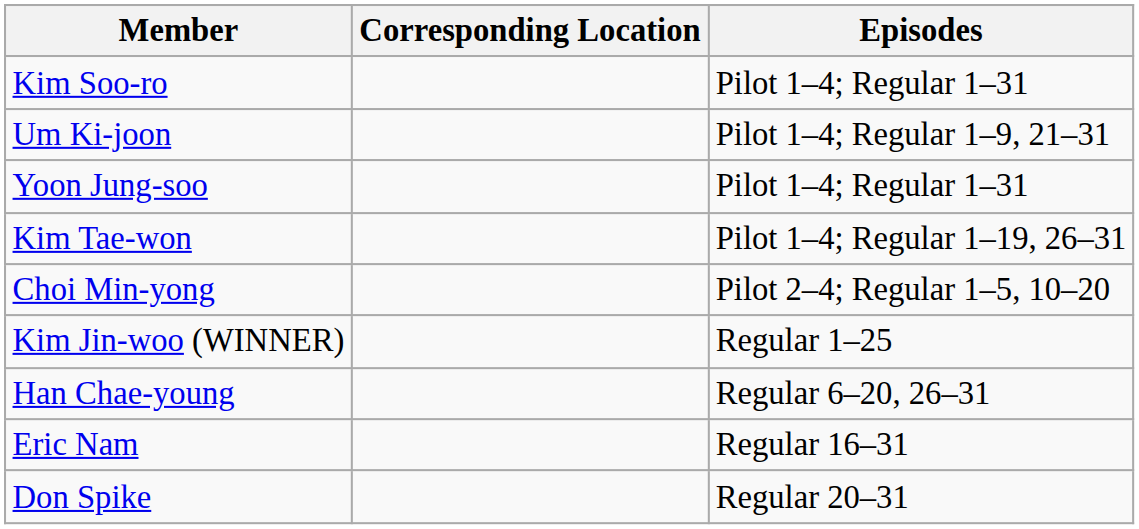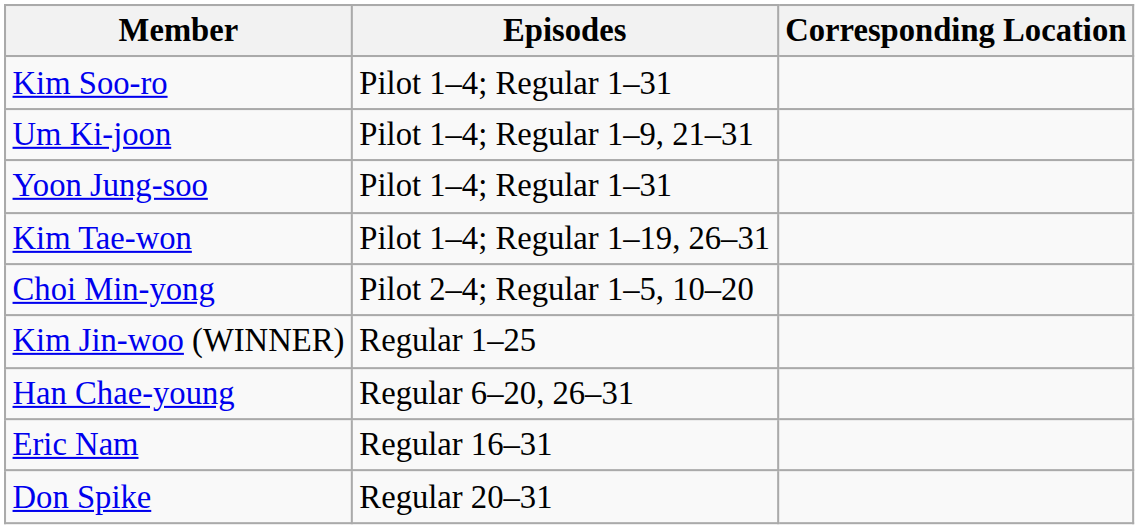columns swapped: (921, 30) <-> (530, 30)
